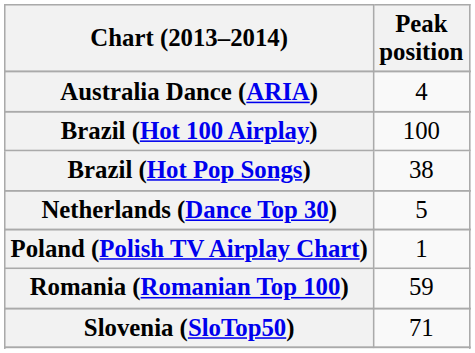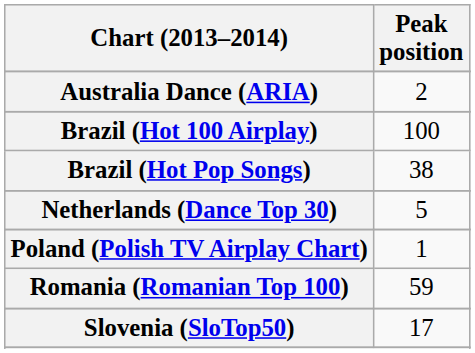(421, 91) 4 -> (421, 91) 2
(421, 327) 71 -> (421, 327) 17
